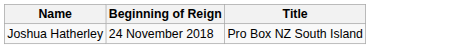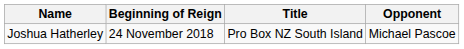+ column: (412, 14)
